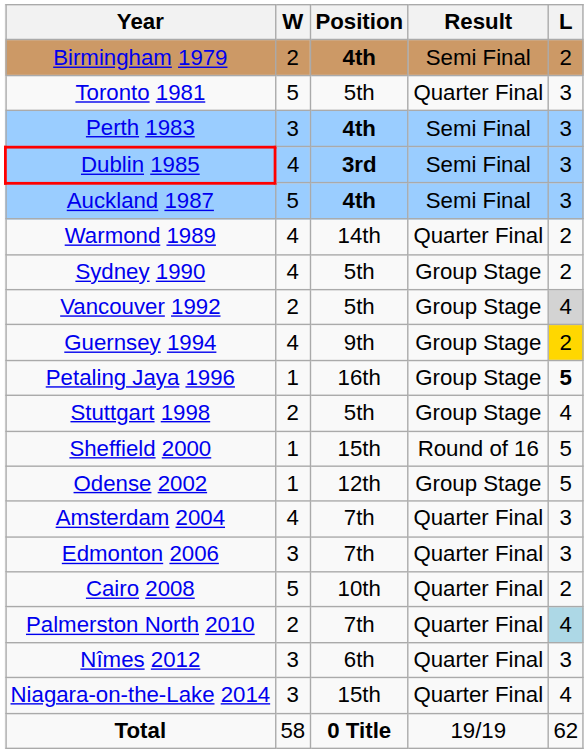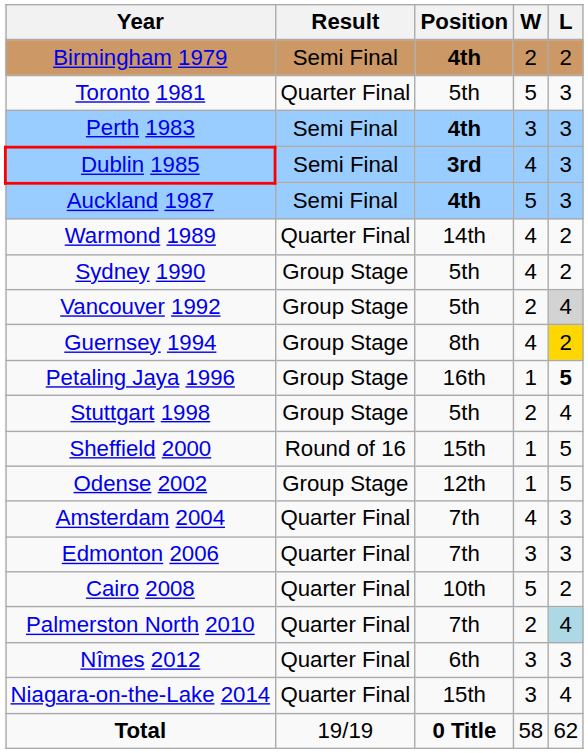columns swapped: (478, 22) <-> (293, 22)
(359, 342) 9th -> (464, 342) 8th
